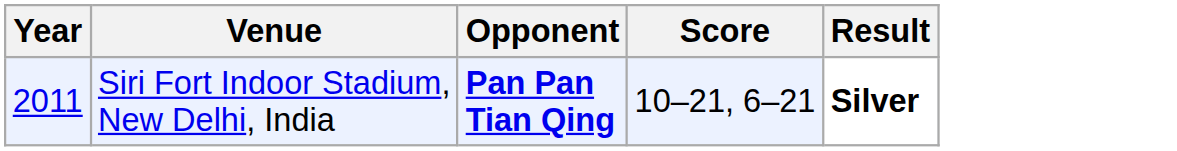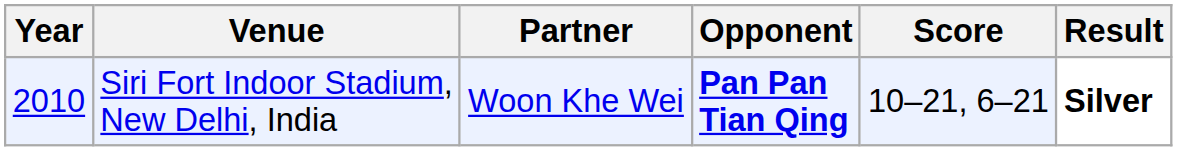+ column: (576, 31)
(48, 101) 2011 -> (49, 101) 2010
